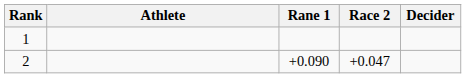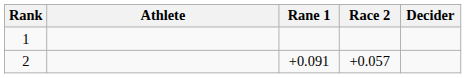(309, 61) +0.090 -> (309, 61) +0.091
(370, 61) +0.047 -> (370, 61) +0.057
